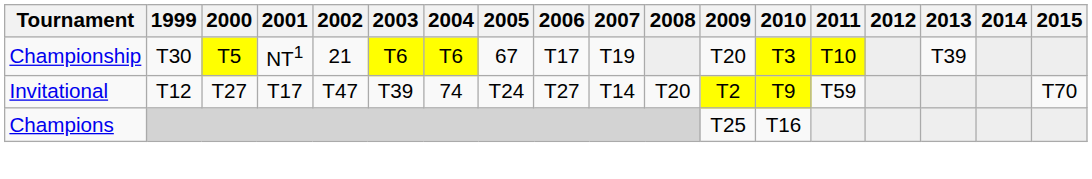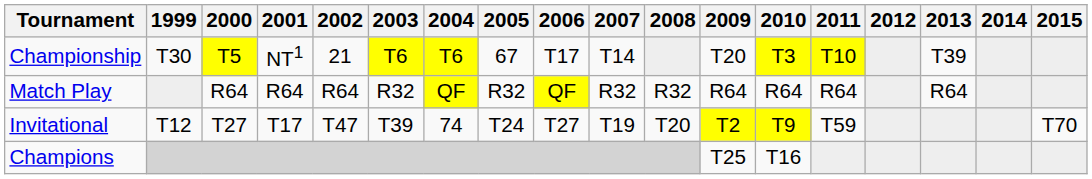(617, 56) T19 -> (617, 56) T14
+ row: (60, 91)
(617, 91) T14 -> (617, 124) T19
